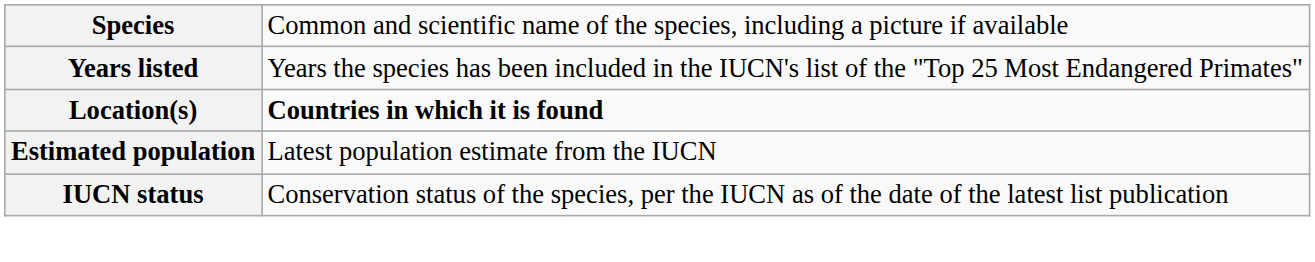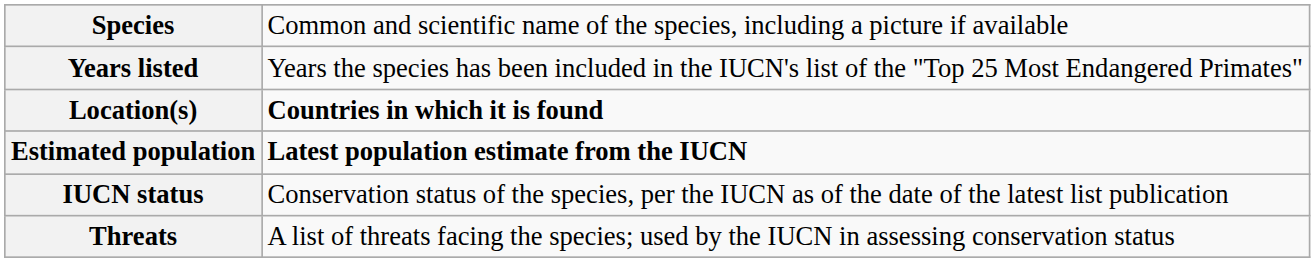(492, 151) normal -> (507, 151) bold
+ row: (133, 236)
